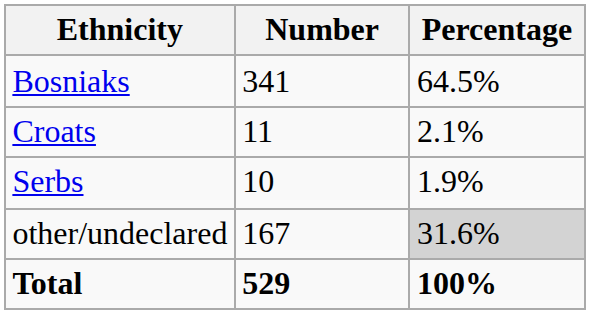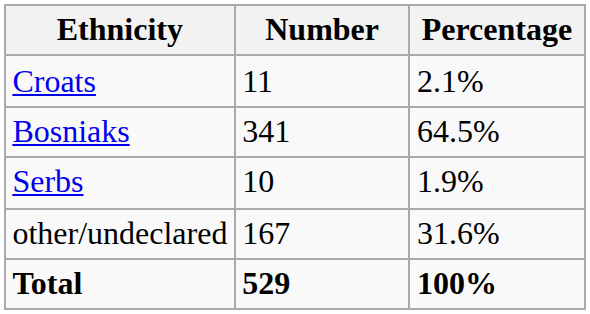rows swapped: (71, 80) <-> (54, 131)
(458, 232) lightgrey background -> (458, 232) no background
